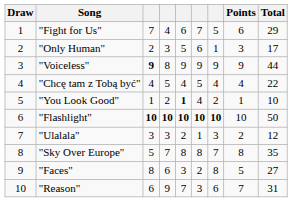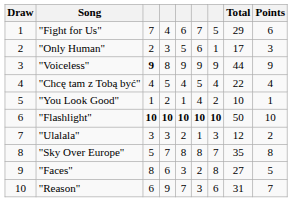columns swapped: (273, 13) <-> (241, 13)
(183, 100) bold -> (183, 100) normal
